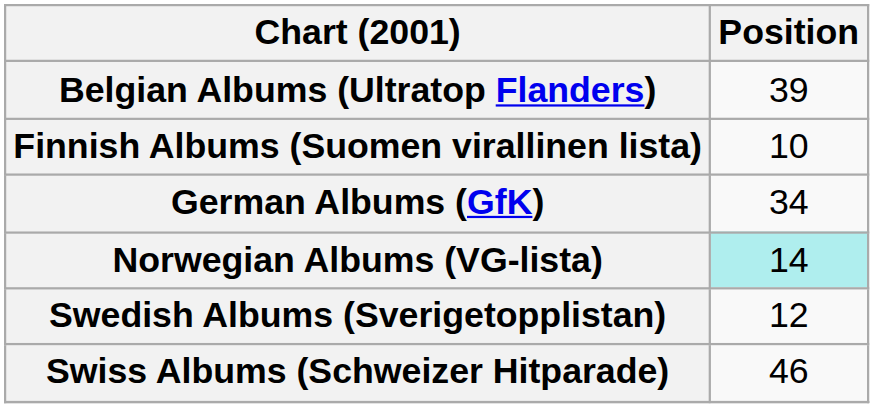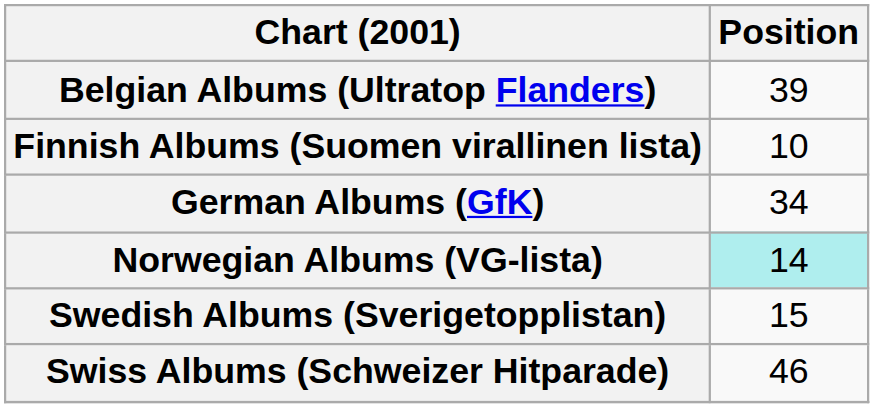(789, 315) 12 -> (789, 315) 15
